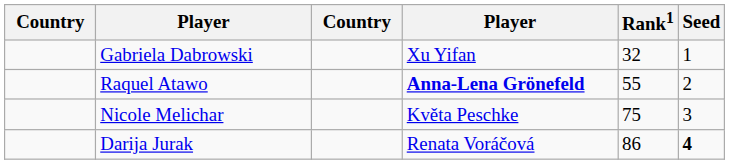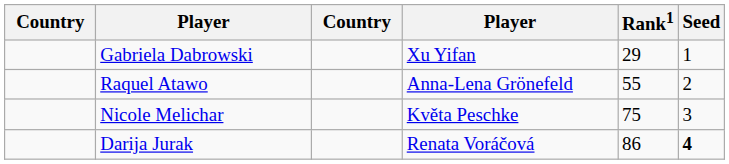(631, 54) 32 -> (631, 54) 29
(496, 84) bold -> (490, 84) normal
